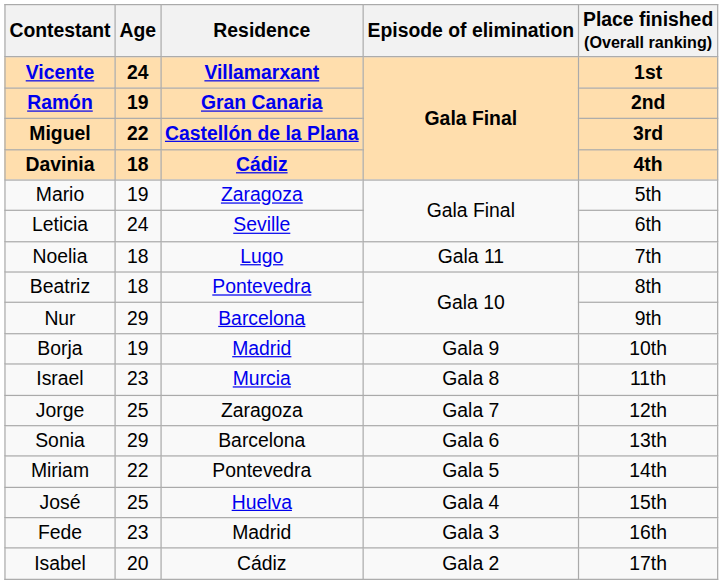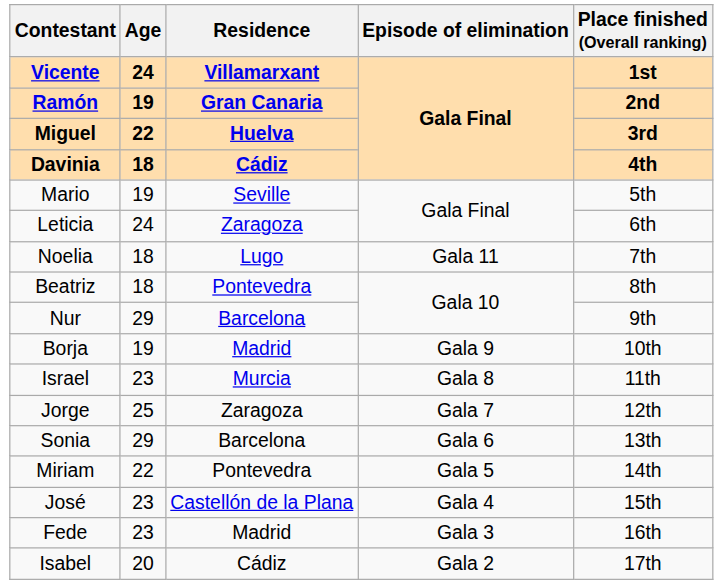(262, 133) Castellón de la Plana -> (262, 133) Huelva
(262, 195) Zaragoza -> (262, 195) Seville
(262, 225) Seville -> (262, 225) Zaragoza
(138, 502) 25 -> (143, 502) 23
(262, 502) Huelva -> (262, 502) Castellón de la Plana
